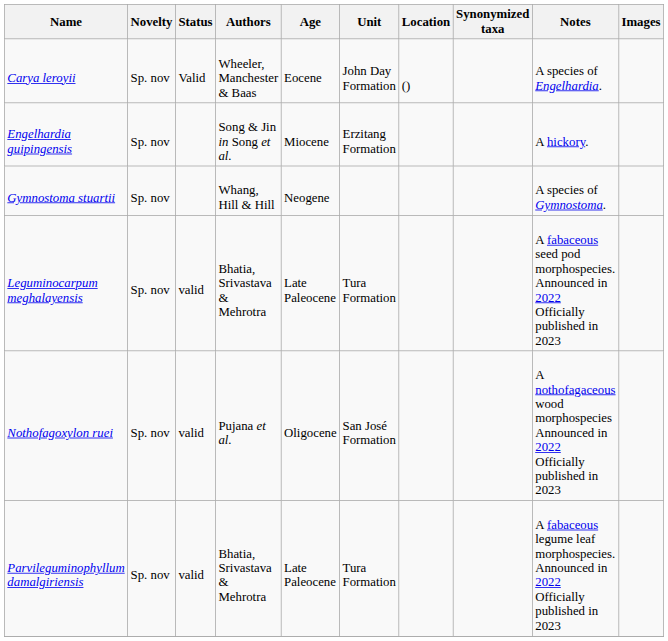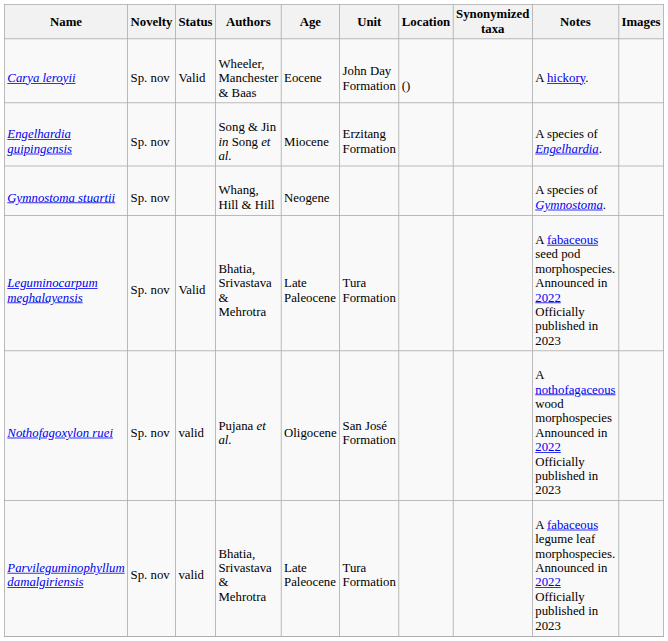(569, 78) A species of Engelhardia. -> (562, 78) A hickory.
(562, 141) A hickory. -> (569, 141) A species of Engelhardia.
(191, 290) valid -> (192, 290) Valid
